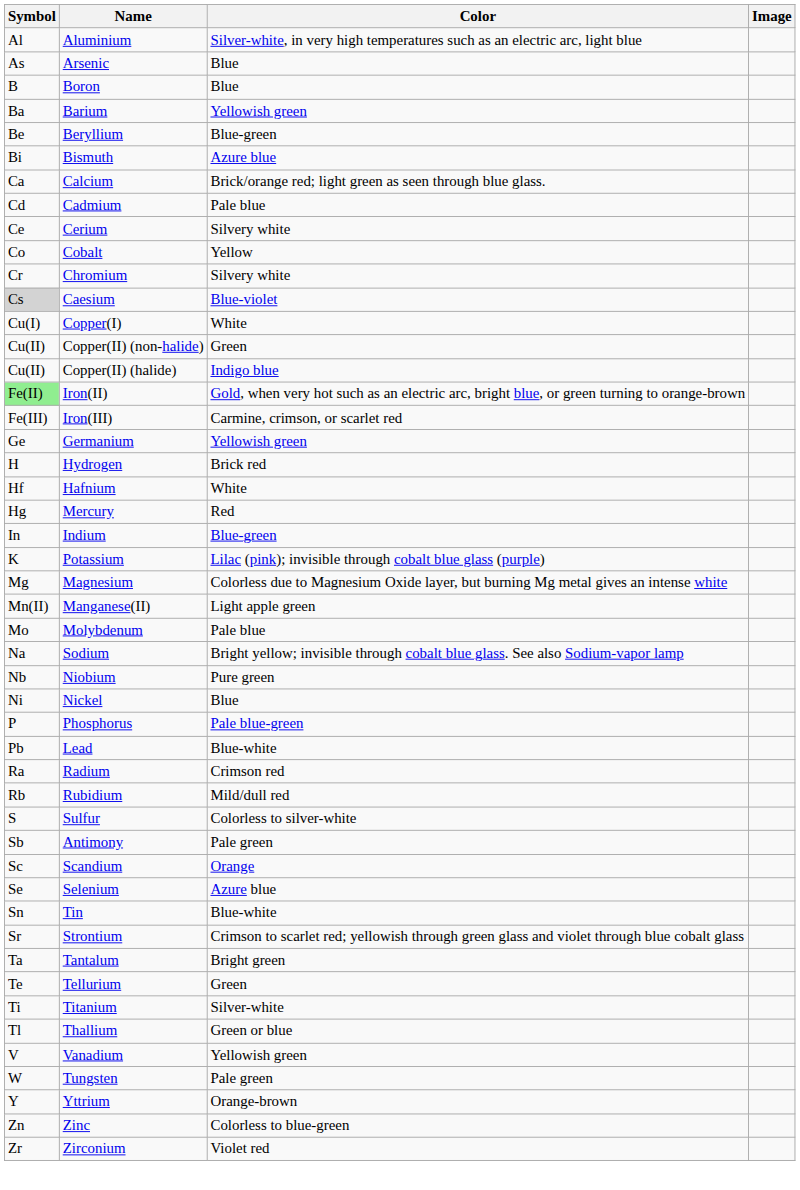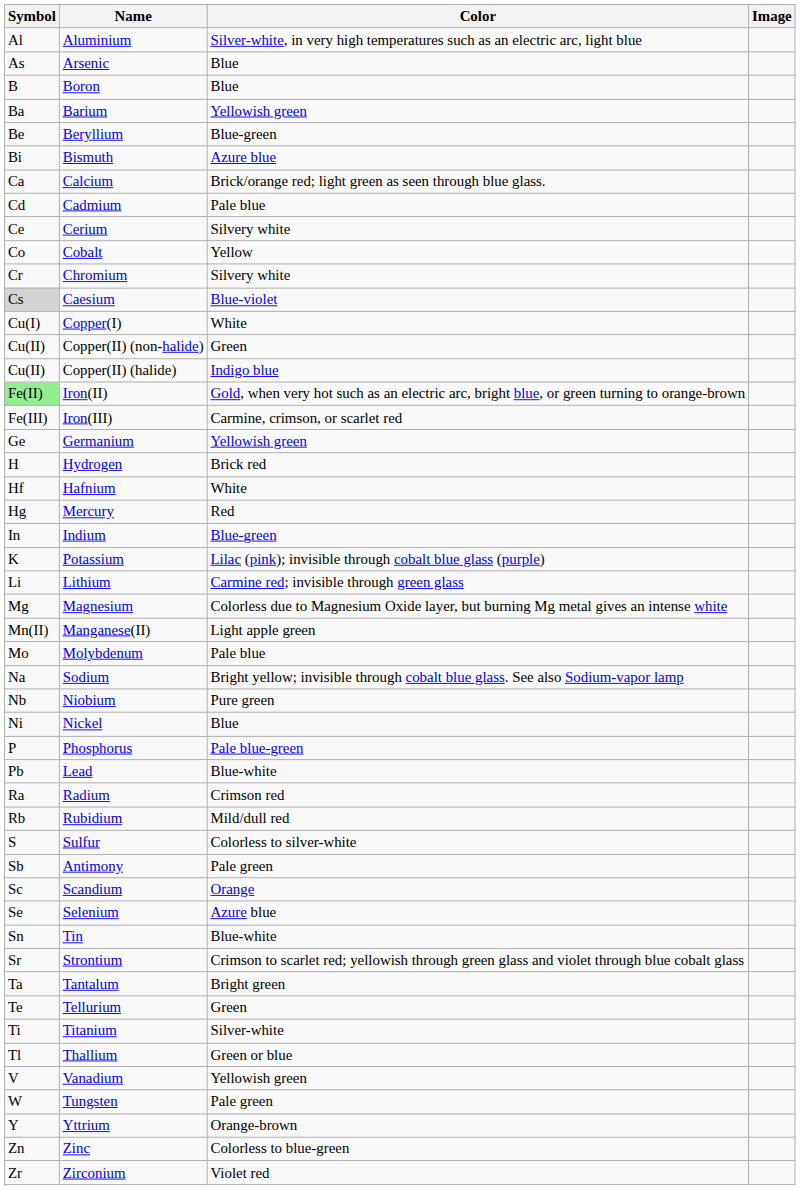+ row: (87, 582)
